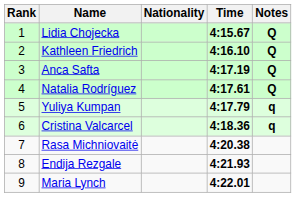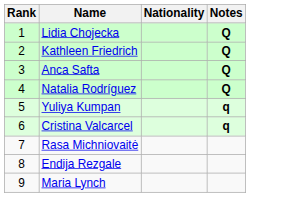- column: (230, 13)
